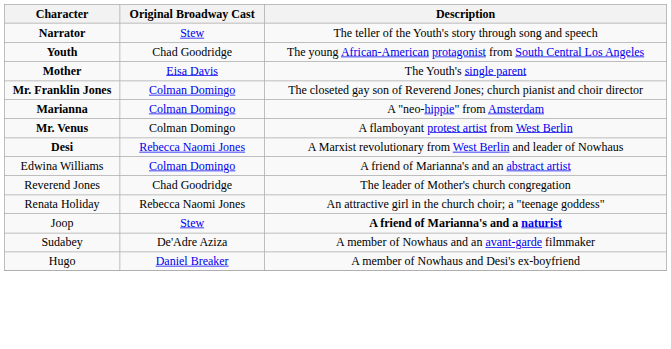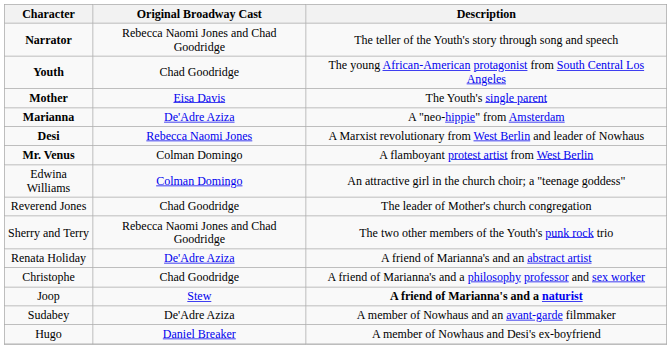(192, 33) Stew -> (199, 39) Rebecca Naomi Jones and Chad Goodridge
- row: (62, 90)
(192, 109) Colman Domingo -> (199, 117) De'Adre Aziza
rows swapped: (62, 147) <-> (62, 128)
(466, 166) A friend of Marianna's and an abstract artist -> (486, 180) An attractive girl in the church choir; a "teenage goddess"
+ row: (49, 232)
(192, 204) Rebecca Naomi Jones -> (199, 258) De'Adre Aziza
(466, 204) An attractive girl in the church choir; a "teenage goddess" -> (486, 258) A friend of Marianna's and an abstract artist
+ row: (49, 277)
